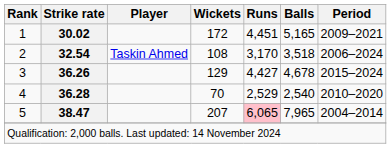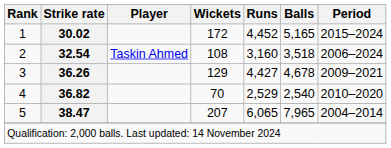(262, 34) 4,451 -> (262, 34) 4,452
(352, 34) 2009–2021 -> (352, 34) 2015–2024
(262, 53) 3,170 -> (262, 53) 3,160
(352, 73) 2015–2024 -> (352, 73) 2009–2021
(74, 93) 36.28 -> (74, 93) 36.82
(262, 113) pink background -> (262, 113) no background
